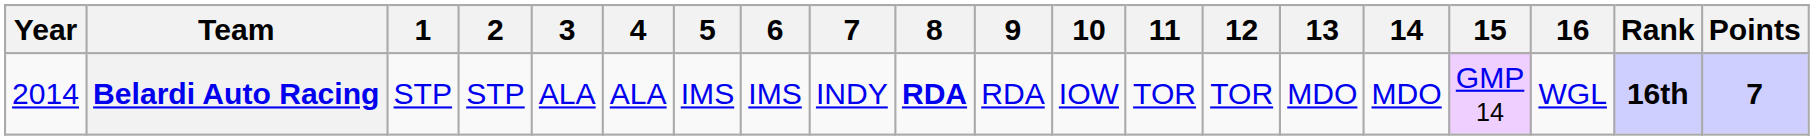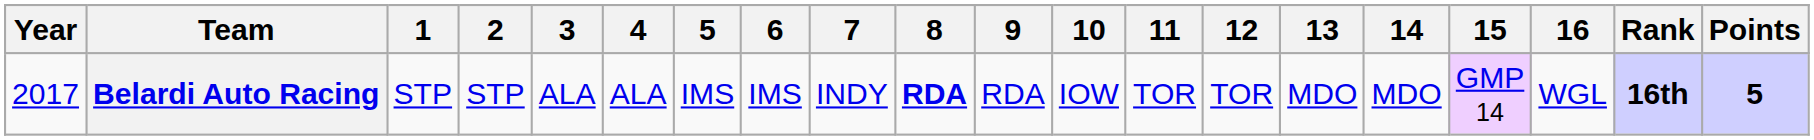(46, 93) 2014 -> (46, 93) 2017
(1755, 93) 7 -> (1755, 93) 5
